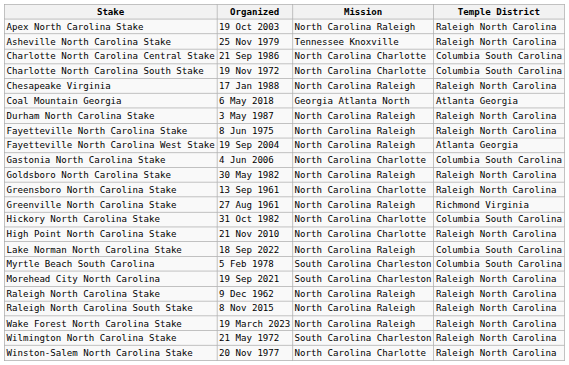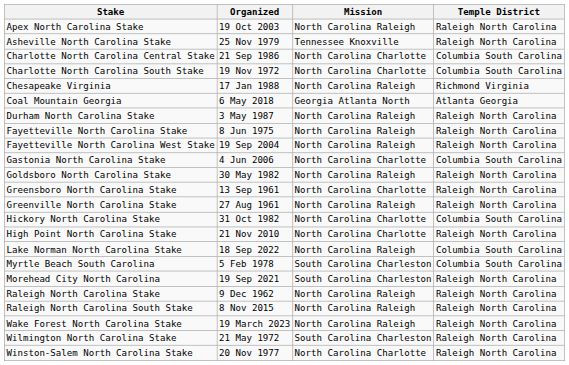(496, 86) Raleigh North Carolina -> (482, 86) Richmond Virginia
(477, 145) Atlanta Georgia -> (496, 145) Raleigh North Carolina
(482, 205) Richmond Virginia -> (496, 205) Raleigh North Carolina
